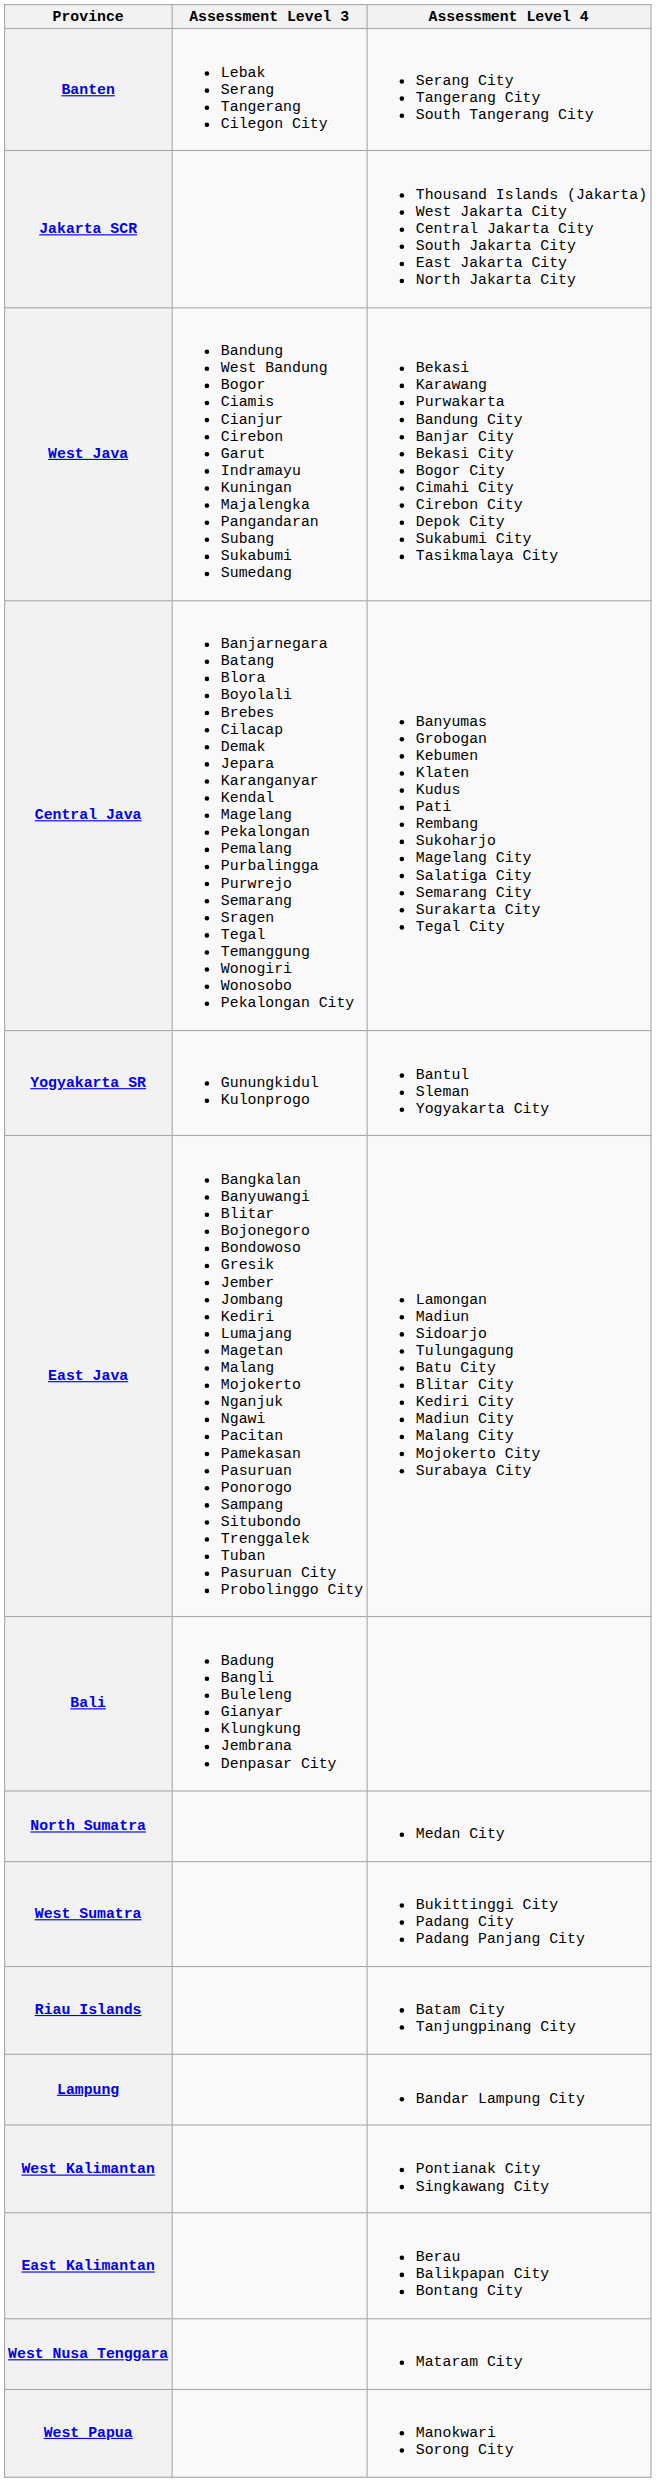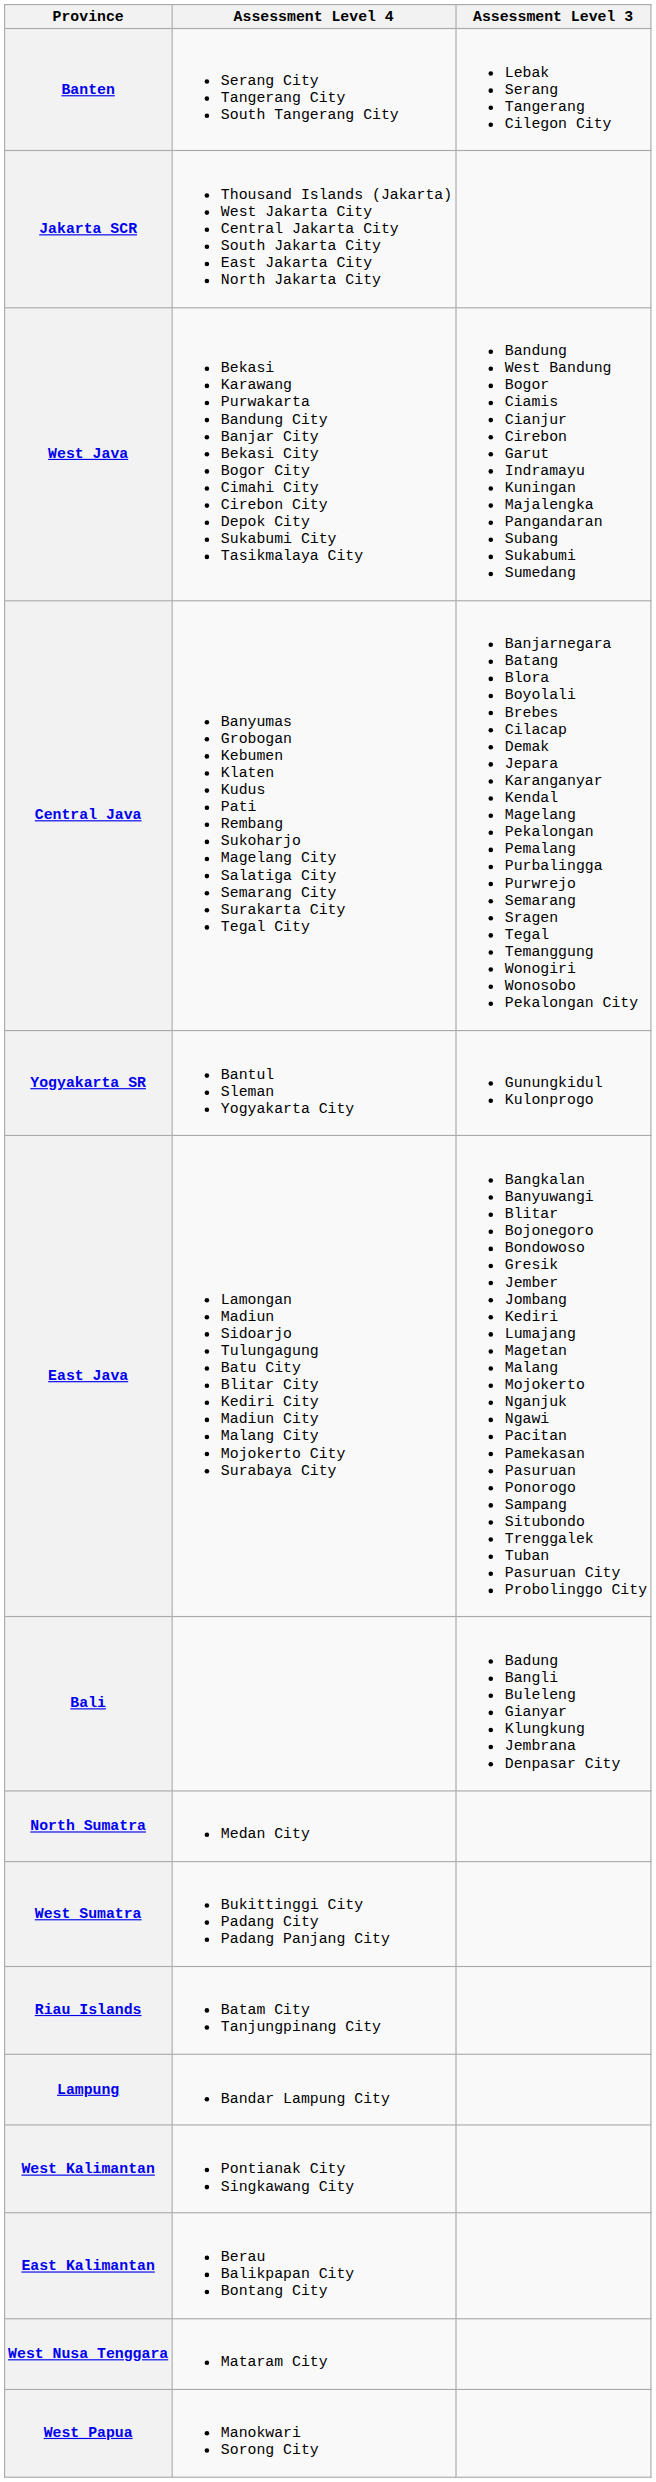columns swapped: (509, 17) <-> (269, 17)
